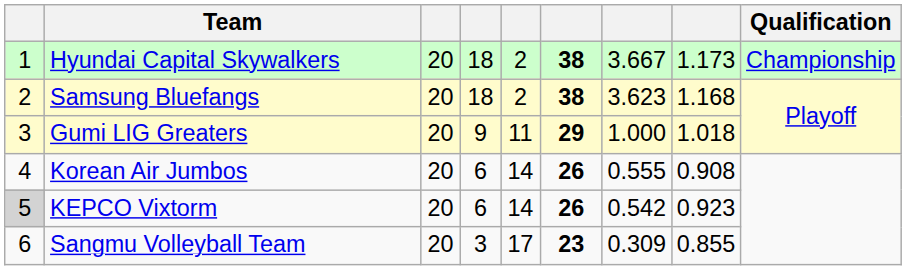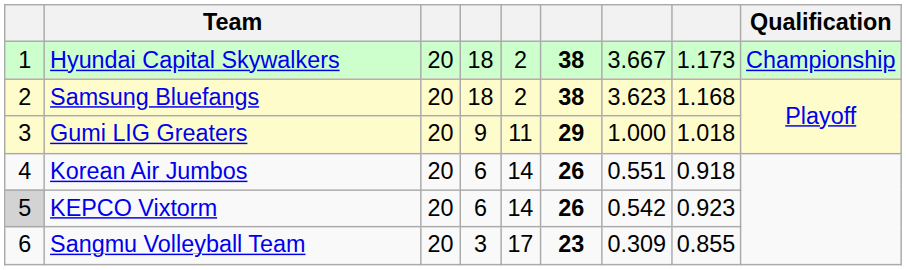(637, 171) 0.555 -> (637, 171) 0.551
(706, 171) 0.908 -> (706, 171) 0.918
